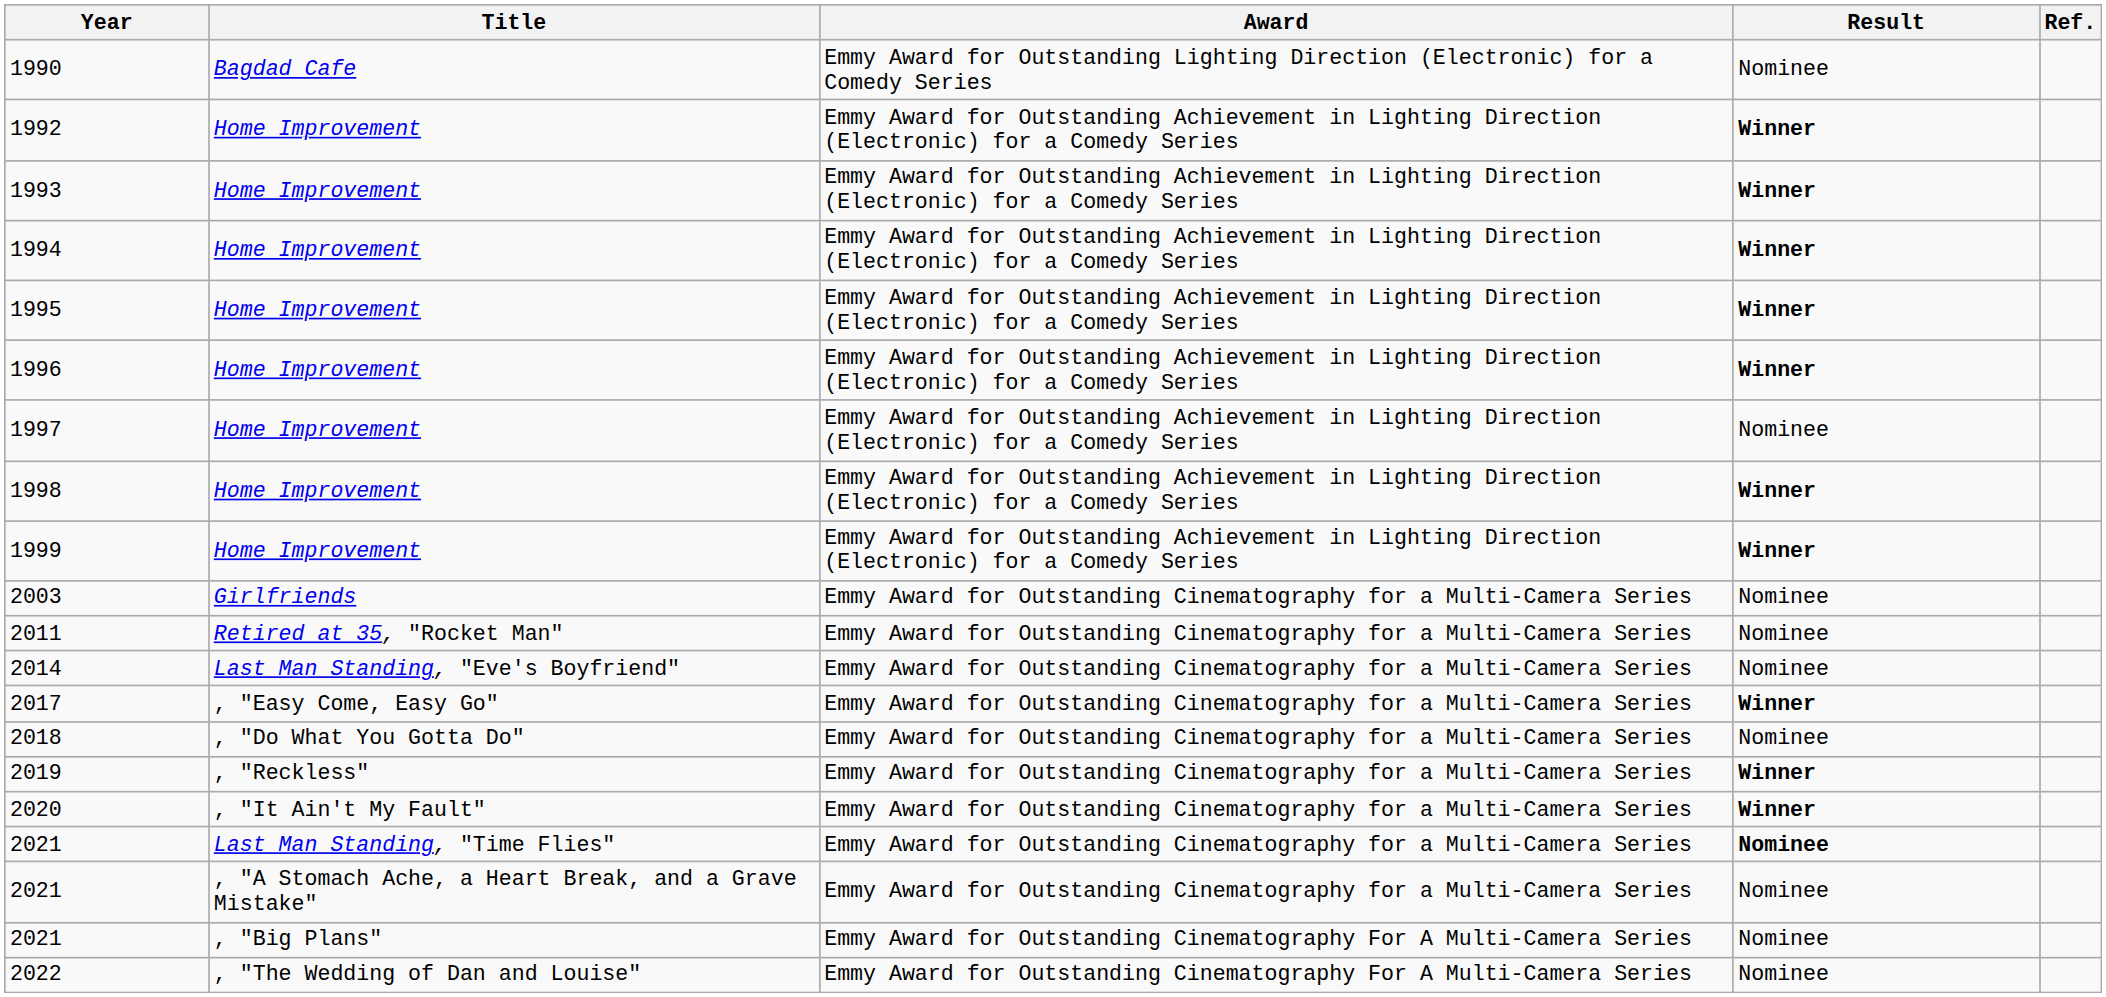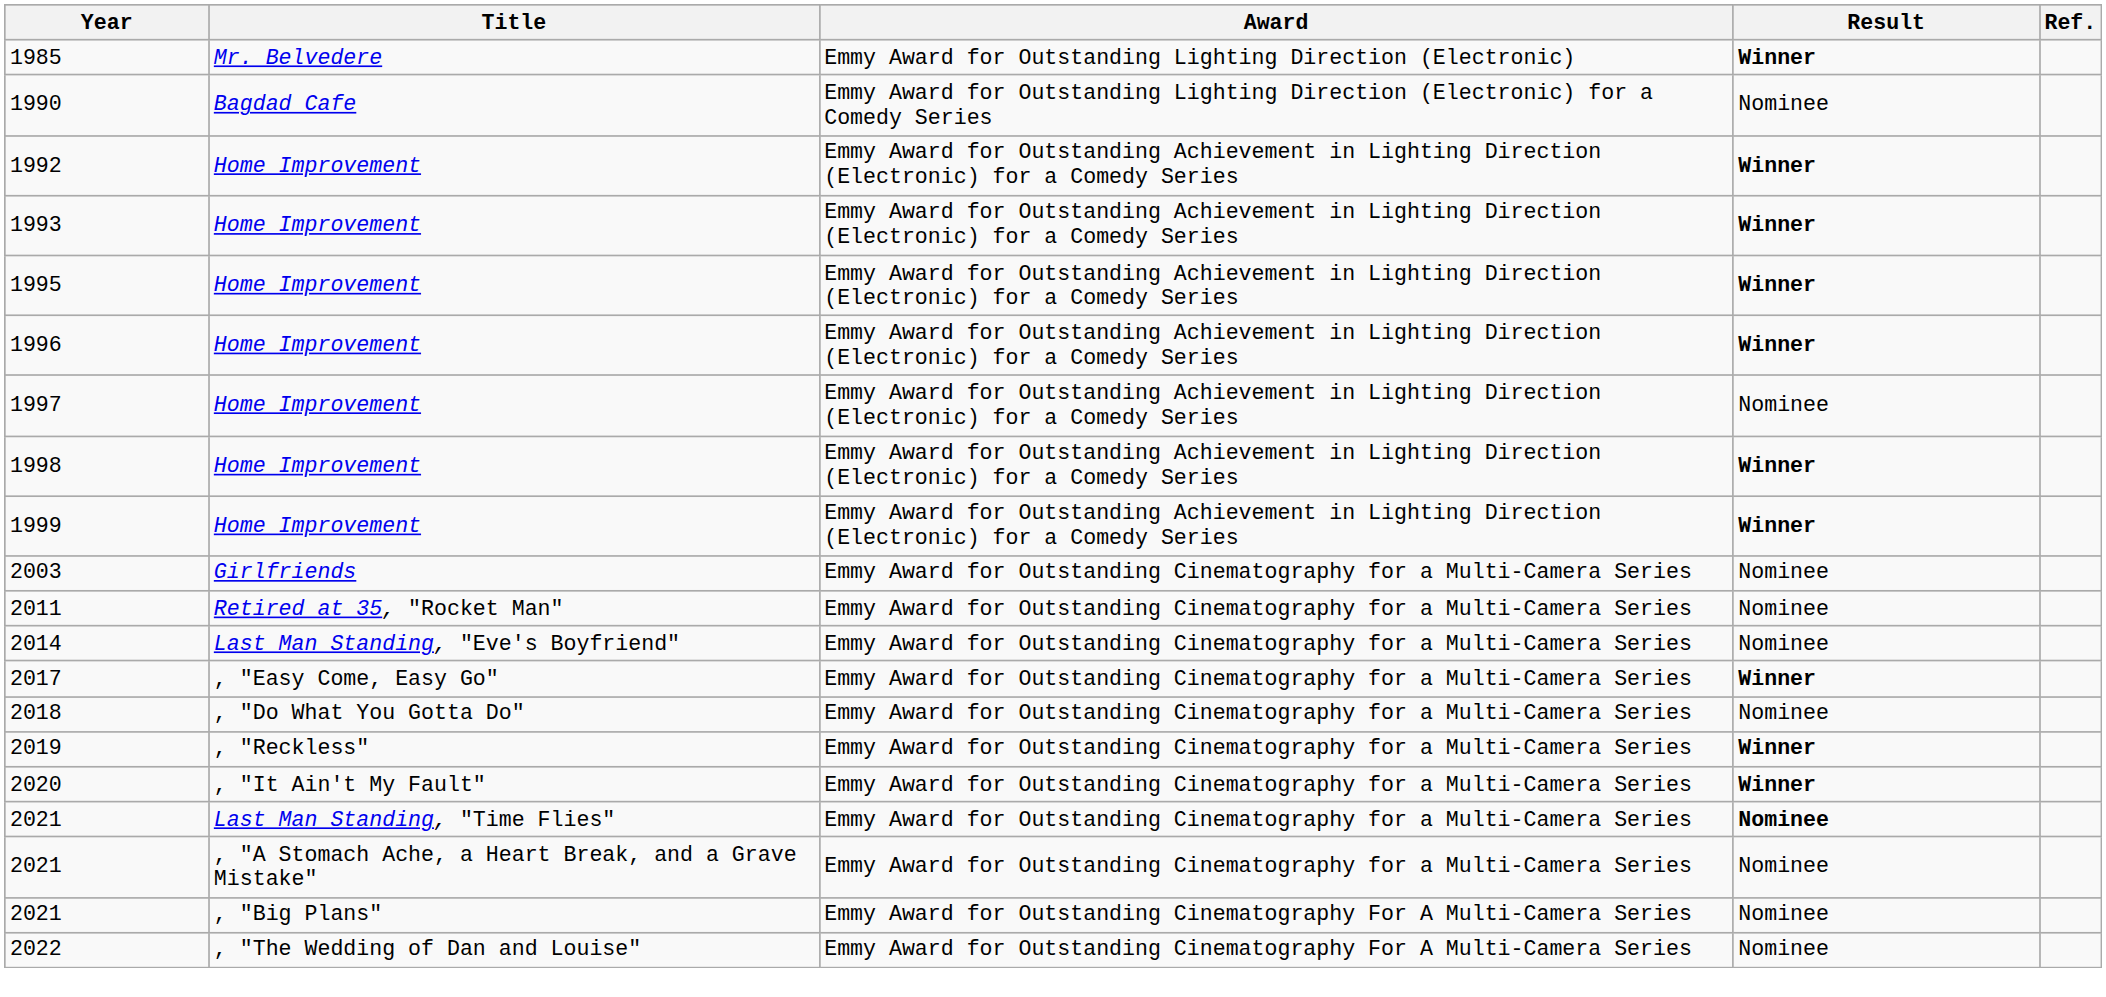+ row: (36, 58)
- row: (36, 250)
